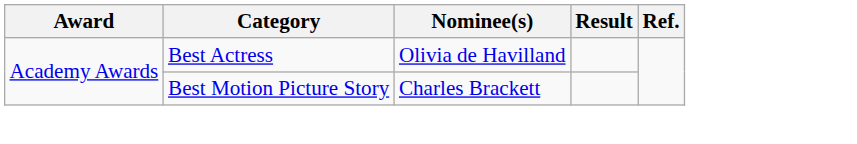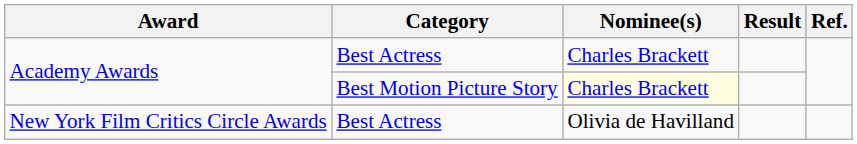(482, 54) Olivia de Havilland -> (638, 54) Charles Brackett
(470, 88) no background -> (638, 88) lightyellow background
+ row: (168, 121)
